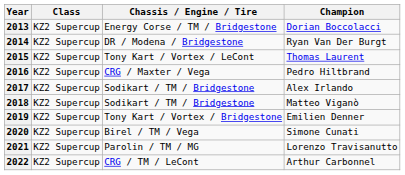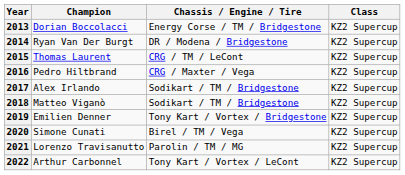columns swapped: (342, 12) <-> (67, 12)
(179, 57) Tony Kart / Vortex / LeCont -> (196, 57) CRG / TM / LeCont
(151, 162) CRG / TM / LeCont -> (224, 162) Tony Kart / Vortex / LeCont
